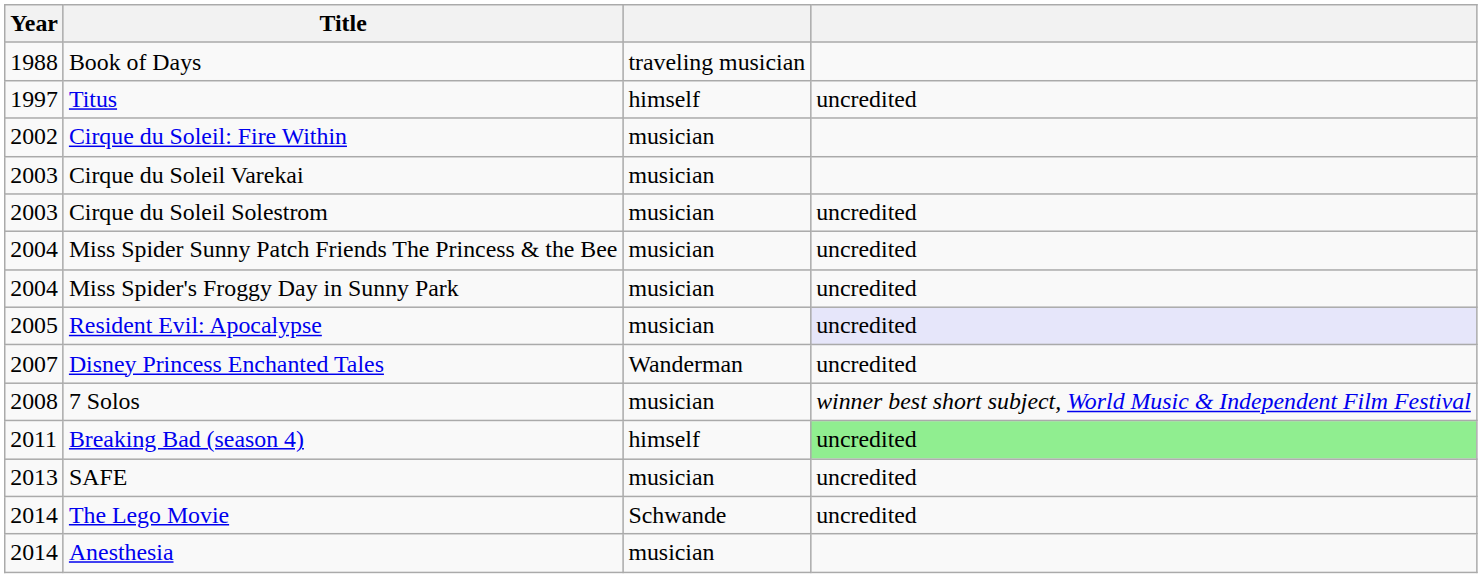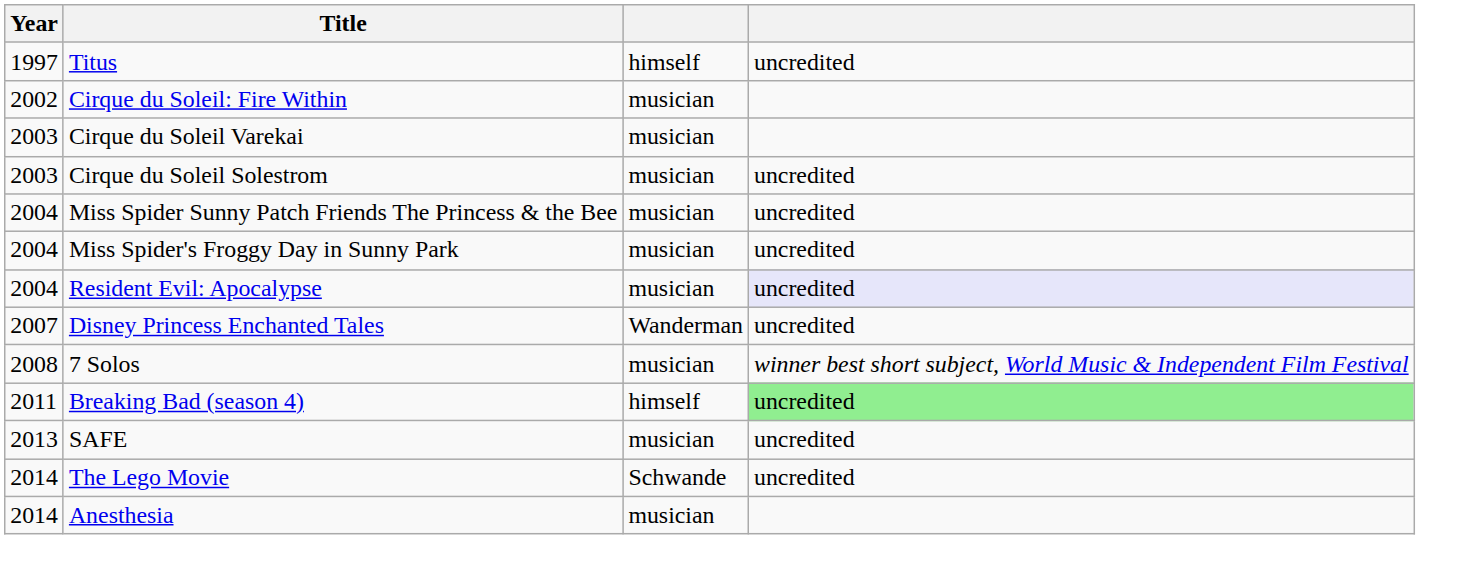- row: (135, 61)
(34, 325) 2005 -> (34, 288) 2004
